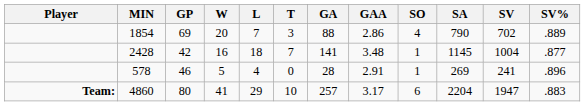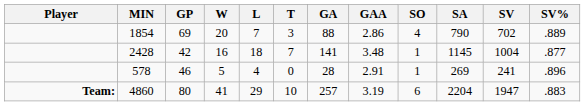(373, 91) 3.17 -> (373, 91) 3.19
